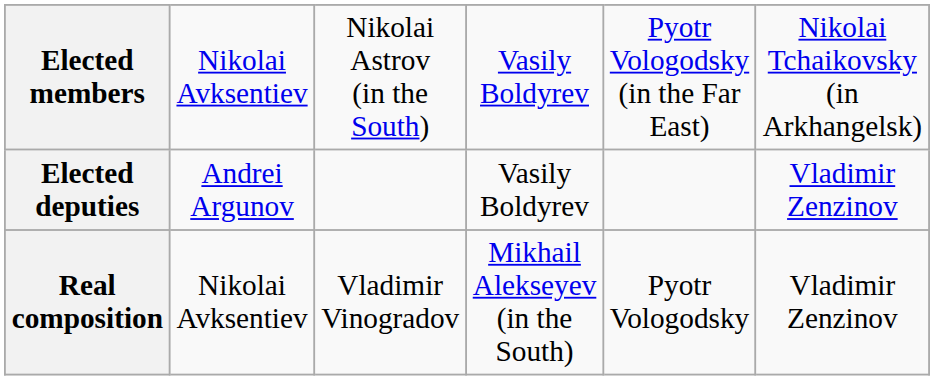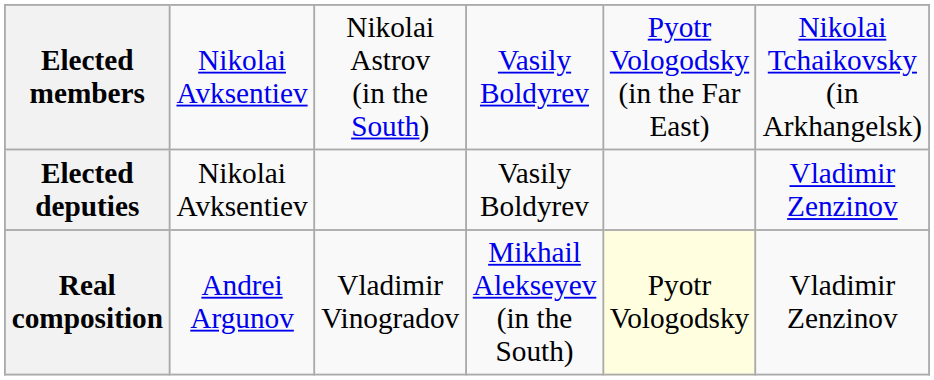(242, 189) Andrei Argunov -> (242, 189) Nikolai Avksentiev
(242, 301) Nikolai Avksentiev -> (242, 301) Andrei Argunov
(680, 301) no background -> (680, 301) lightyellow background
